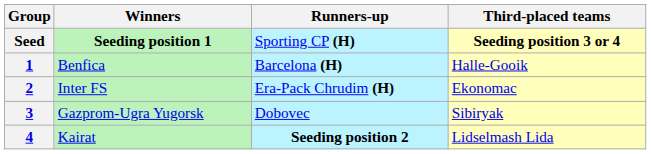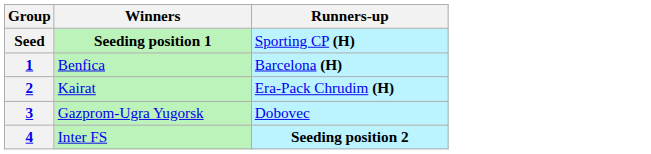- column: (547, 16)
(82, 88) Inter FS -> (77, 88) Kairat
(77, 137) Kairat -> (82, 137) Inter FS
